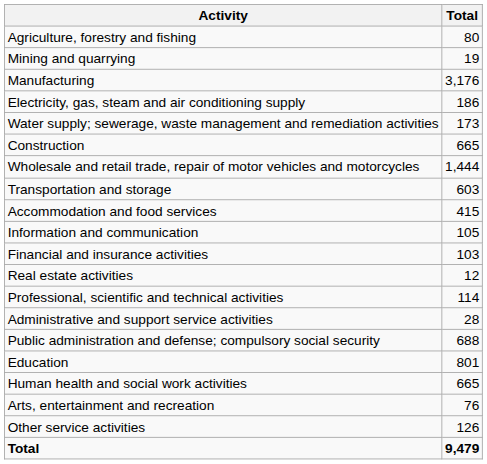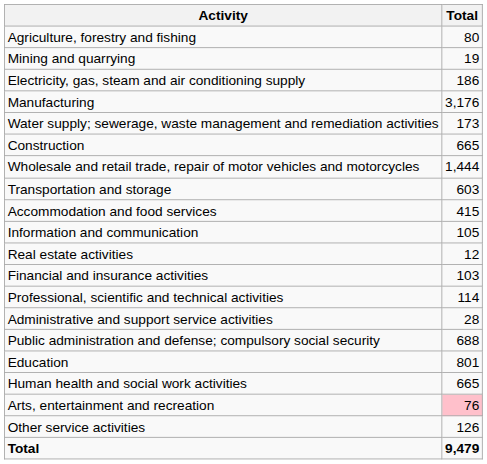rows swapped: (51, 80) <-> (156, 102)
rows swapped: (108, 254) <-> (70, 275)
(472, 405) no background -> (472, 405) pink background
